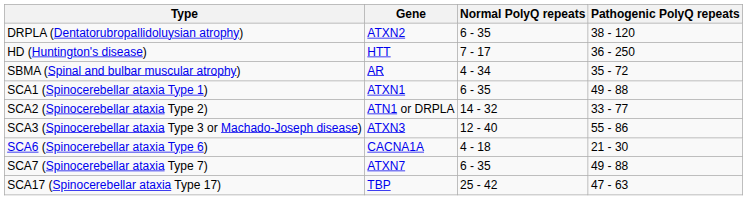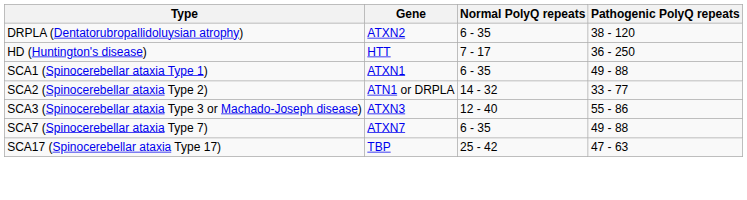- row: (124, 71)
- row: (107, 147)
